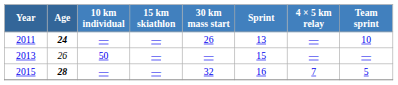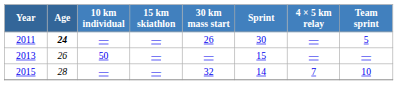(261, 40) 13 -> (261, 40) 30
(366, 40) 10 -> (366, 40) 5
(62, 72) bold -> (62, 72) normal
(261, 72) 16 -> (261, 72) 14
(366, 72) 5 -> (366, 72) 10
